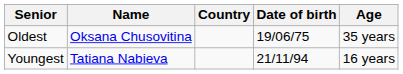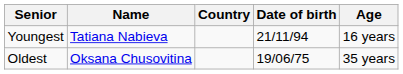rows swapped: (36, 58) <-> (27, 36)
